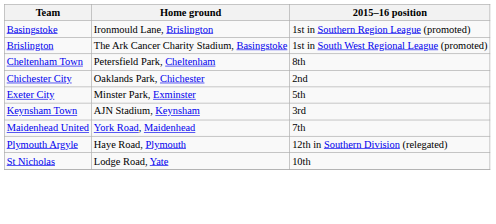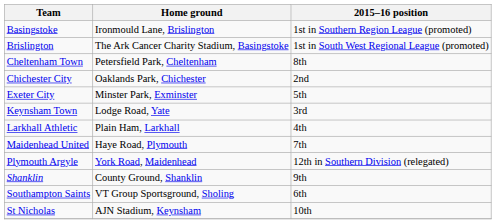(147, 111) AJN Stadium, Keynsham -> (132, 111) Lodge Road, Yate
+ row: (42, 128)
(145, 128) York Road, Maidenhead -> (141, 144) Haye Road, Plymouth
(140, 144) Haye Road, Plymouth -> (146, 161) York Road, Maidenhead
+ row: (25, 177)
+ row: (48, 194)
(131, 161) Lodge Road, Yate -> (148, 210) AJN Stadium, Keynsham
